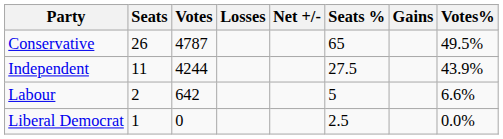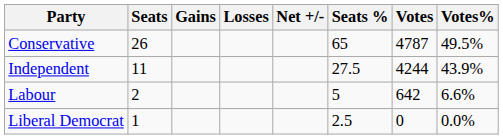columns swapped: (413, 17) <-> (194, 17)
